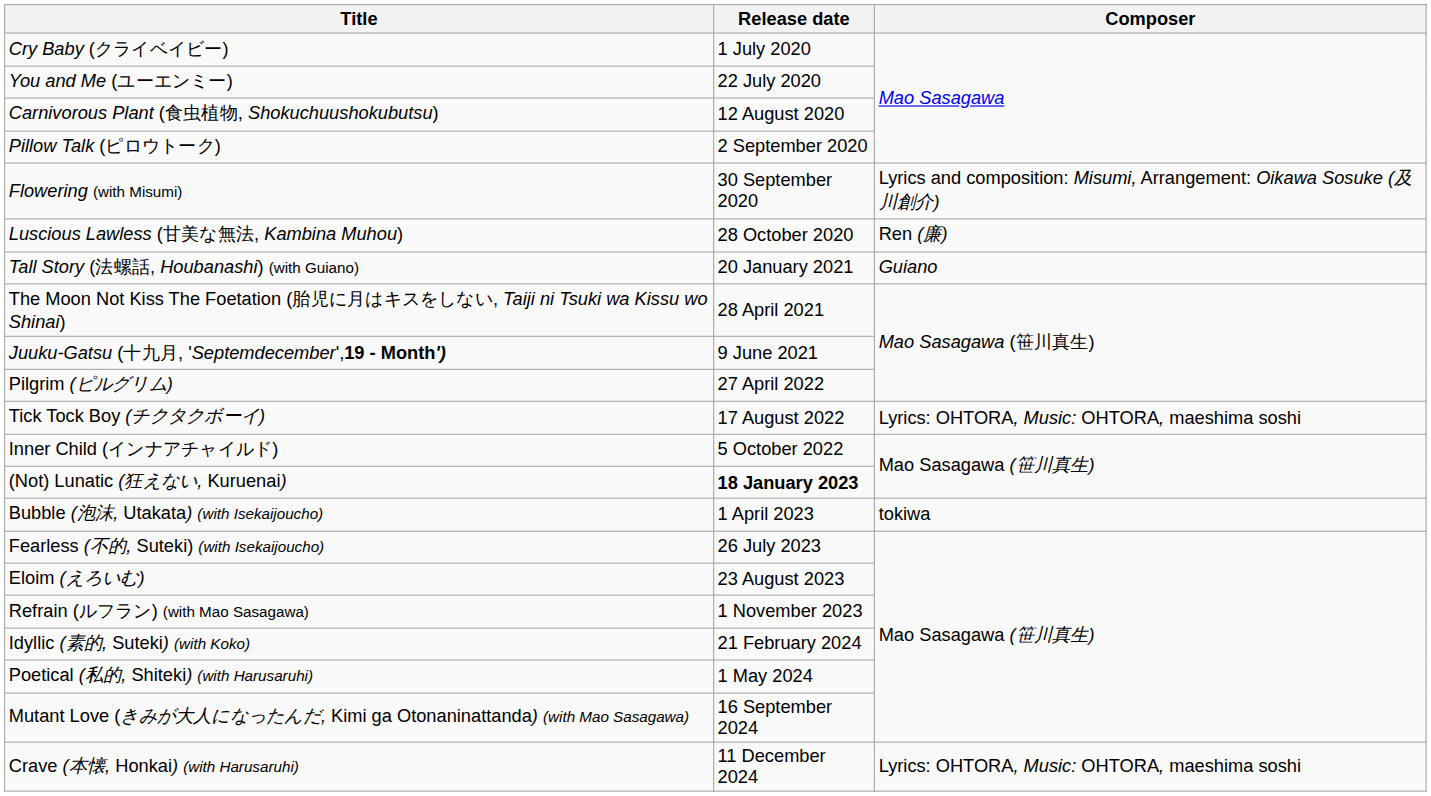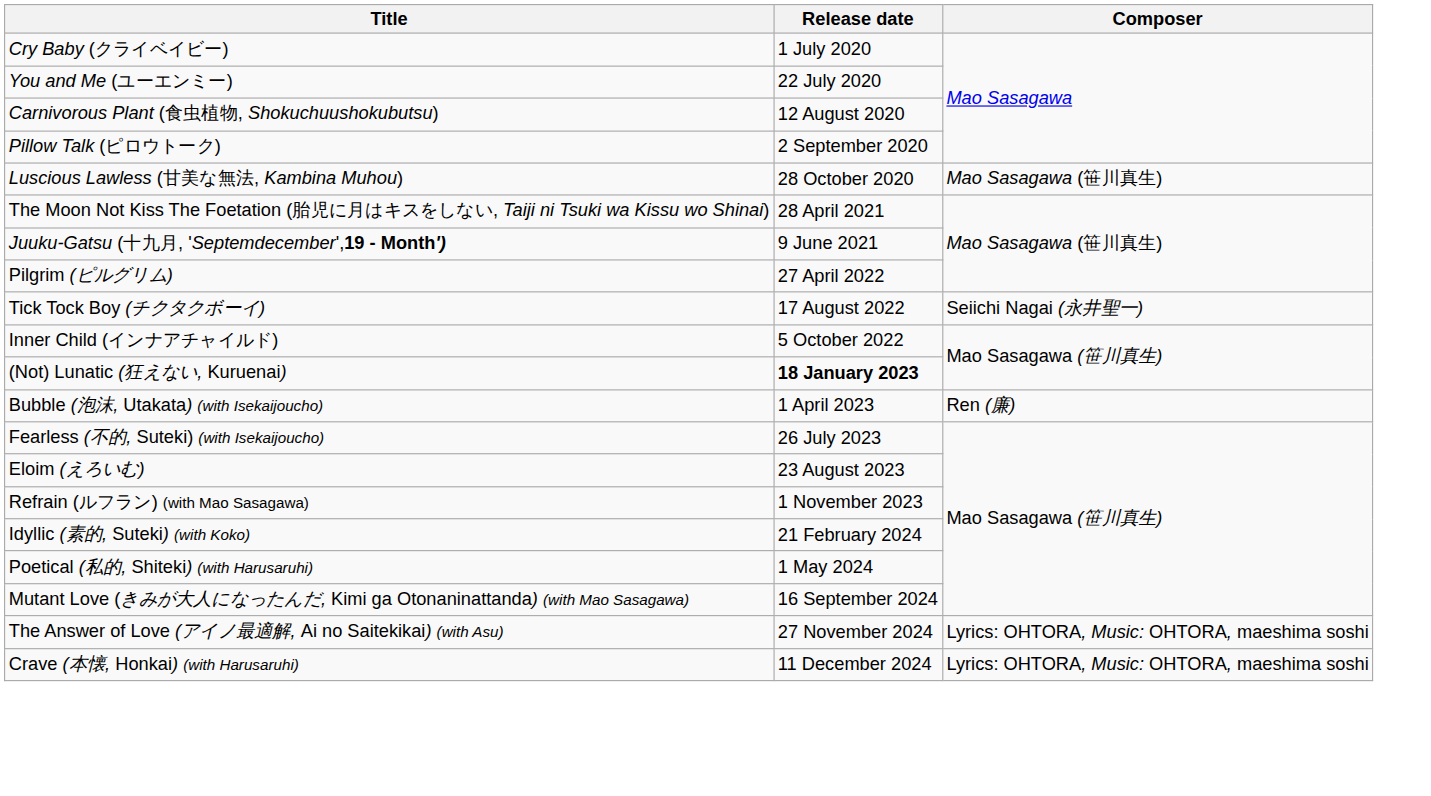- row: (96, 190)
(913, 234) Ren (廉) -> (1054, 178) Mao Sasagawa (笹川真生)
- row: (184, 267)
(1090, 417) Lyrics: OHTORA, Music: OHTORA, maeshima soshi -> (1045, 307) Seiichi Nagai (永井聖一)
(905, 514) tokiwa -> (981, 404) Ren (廉)
+ row: (256, 631)
